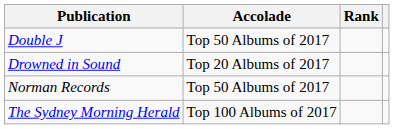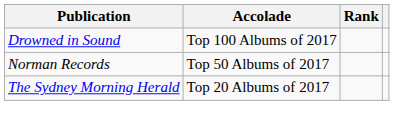- row: (35, 40)
(258, 64) Top 20 Albums of 2017 -> (262, 40) Top 100 Albums of 2017
(262, 111) Top 100 Albums of 2017 -> (258, 87) Top 20 Albums of 2017
